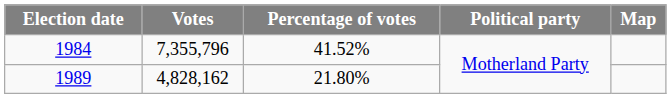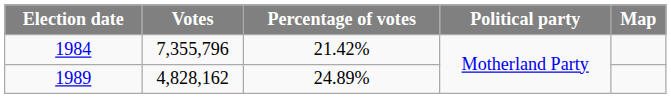(342, 49) 41.52% -> (342, 49) 21.42%
(342, 79) 21.80% -> (342, 79) 24.89%
